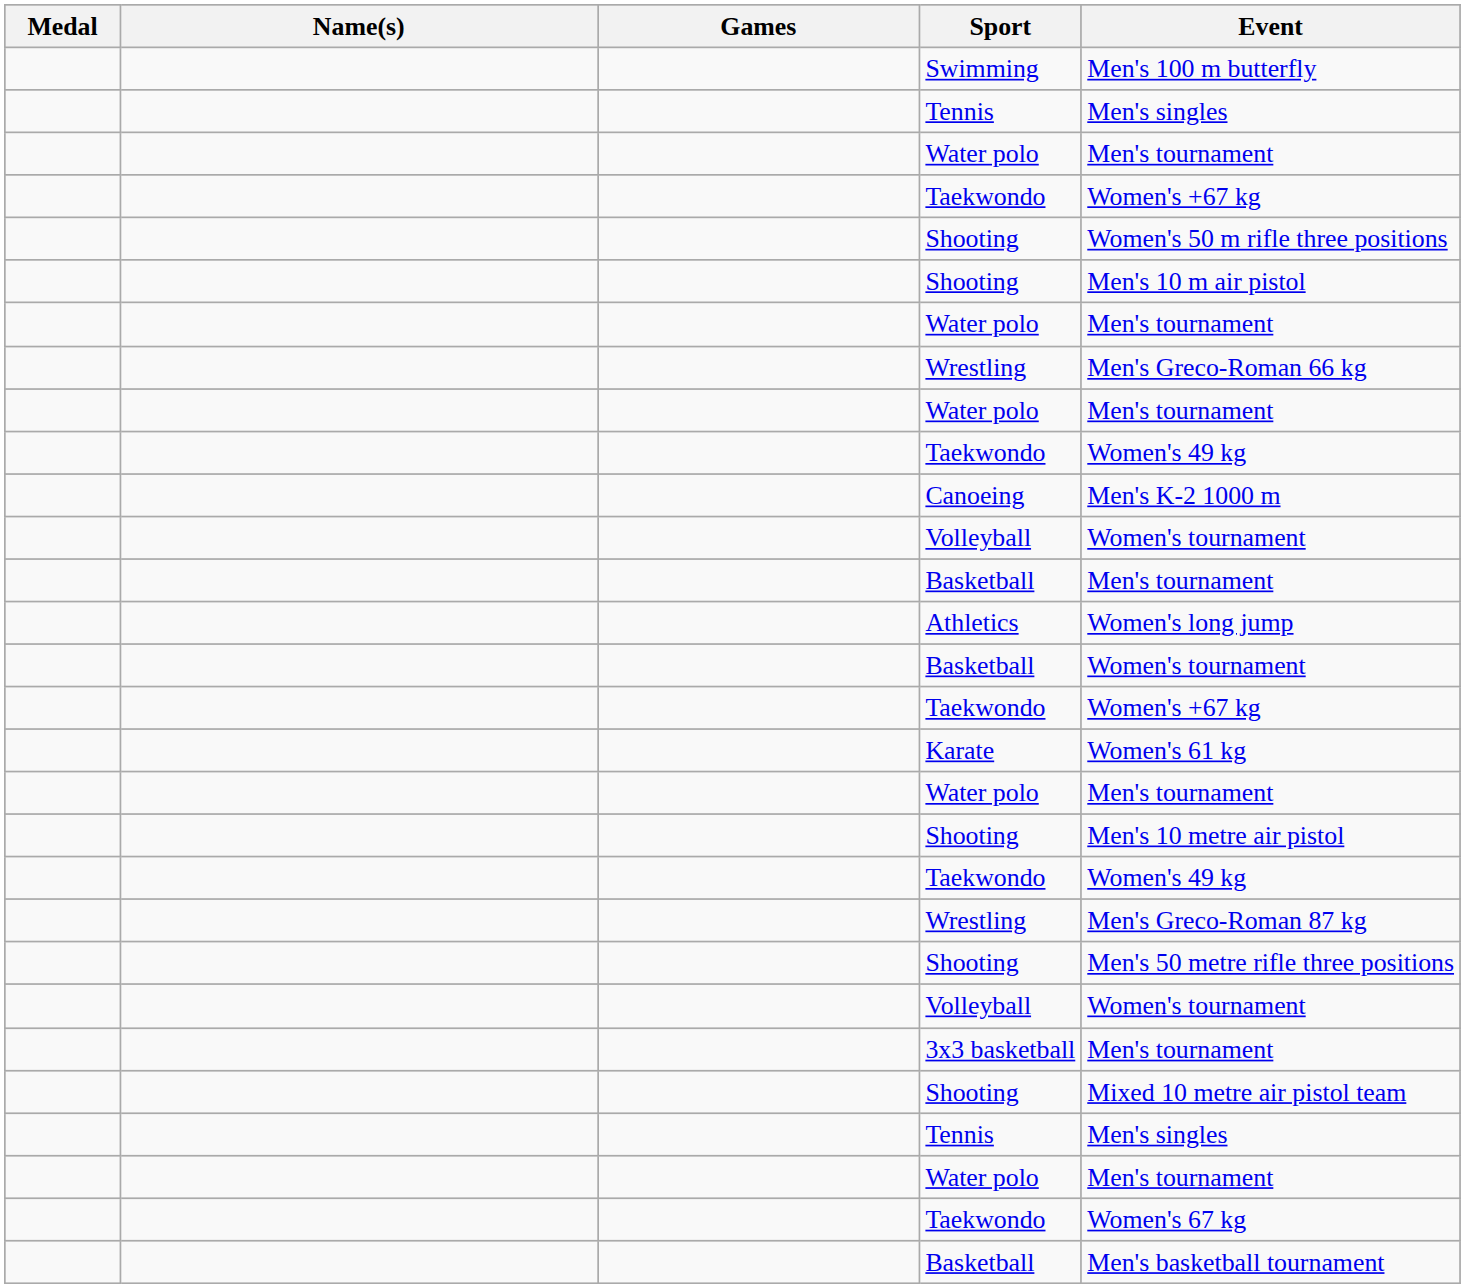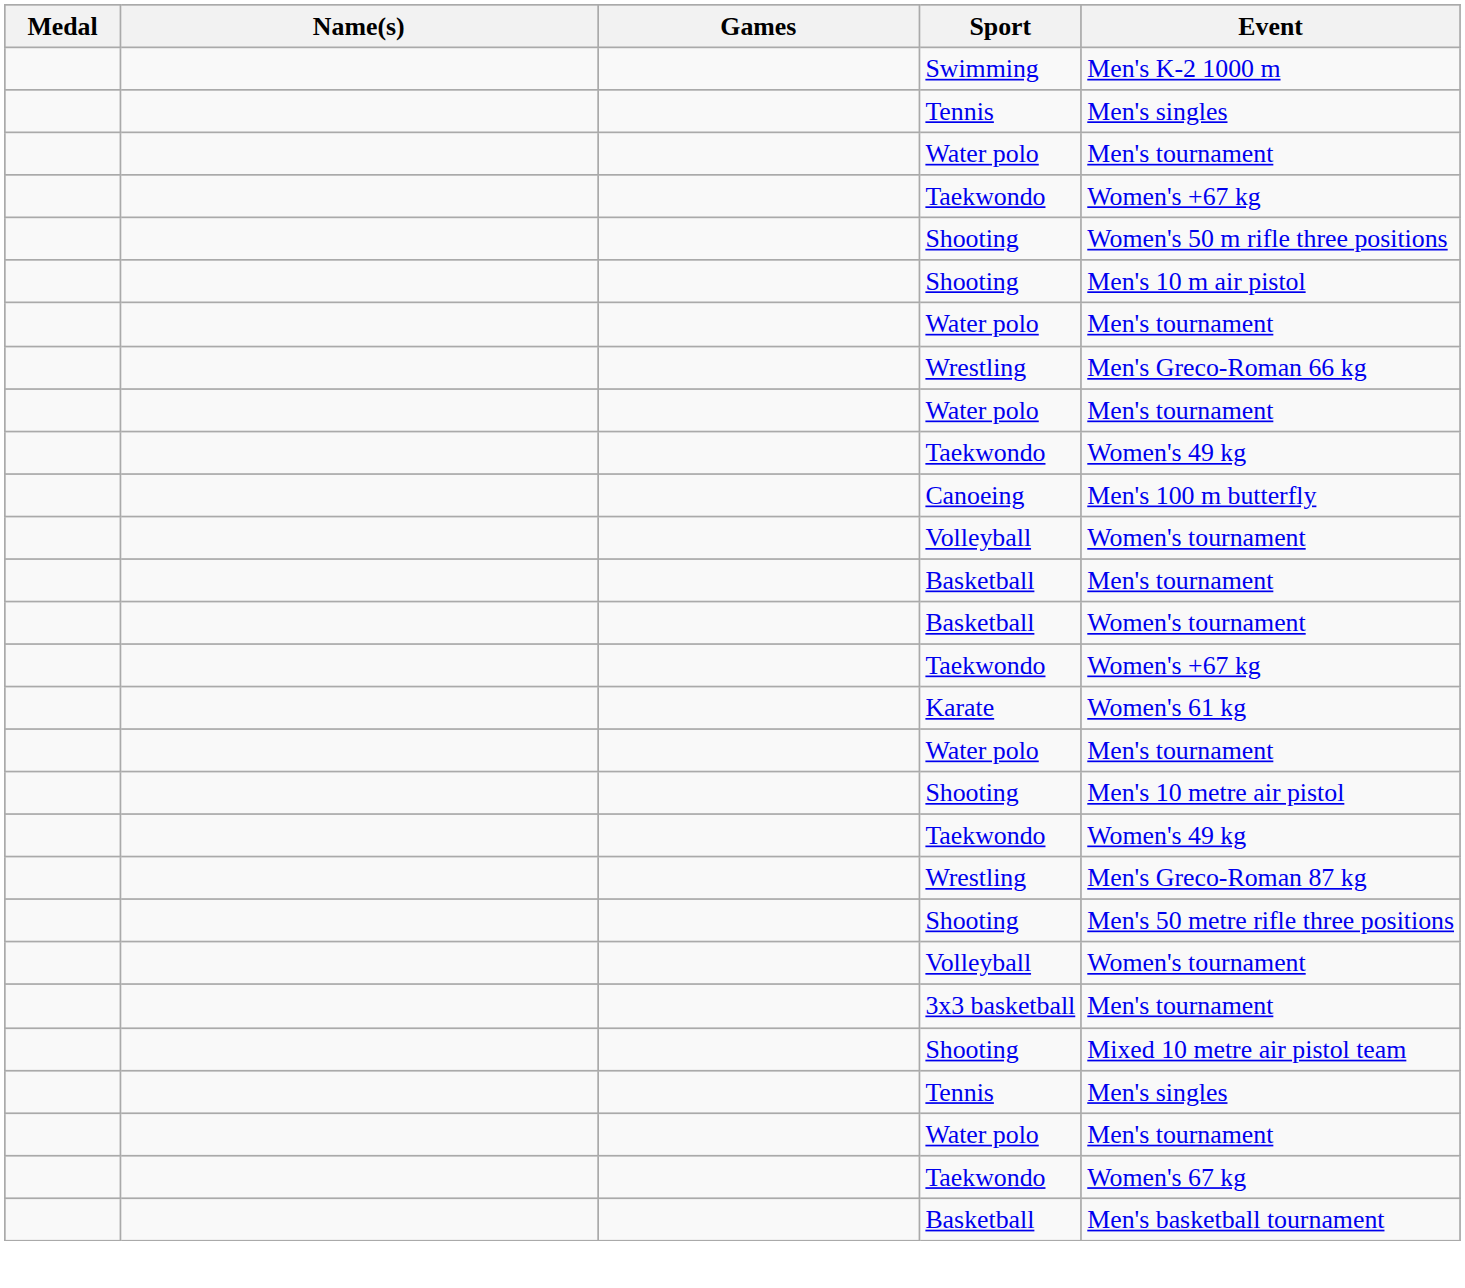(1202, 68) Men's 100 m butterfly -> (1184, 68) Men's K-2 1000 m
(1184, 494) Men's K-2 1000 m -> (1202, 494) Men's 100 m butterfly
- row: (63, 623)
